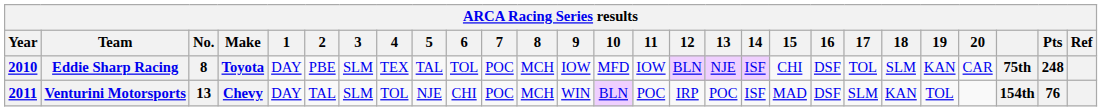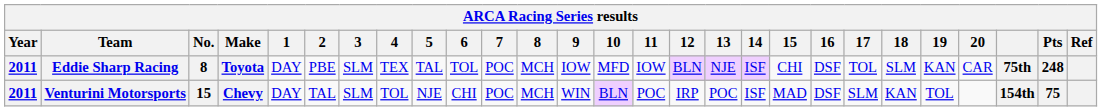(23, 67) 2010 -> (23, 67) 2011
(204, 93) 13 -> (204, 93) 15
(1053, 93) 76 -> (1053, 93) 75
